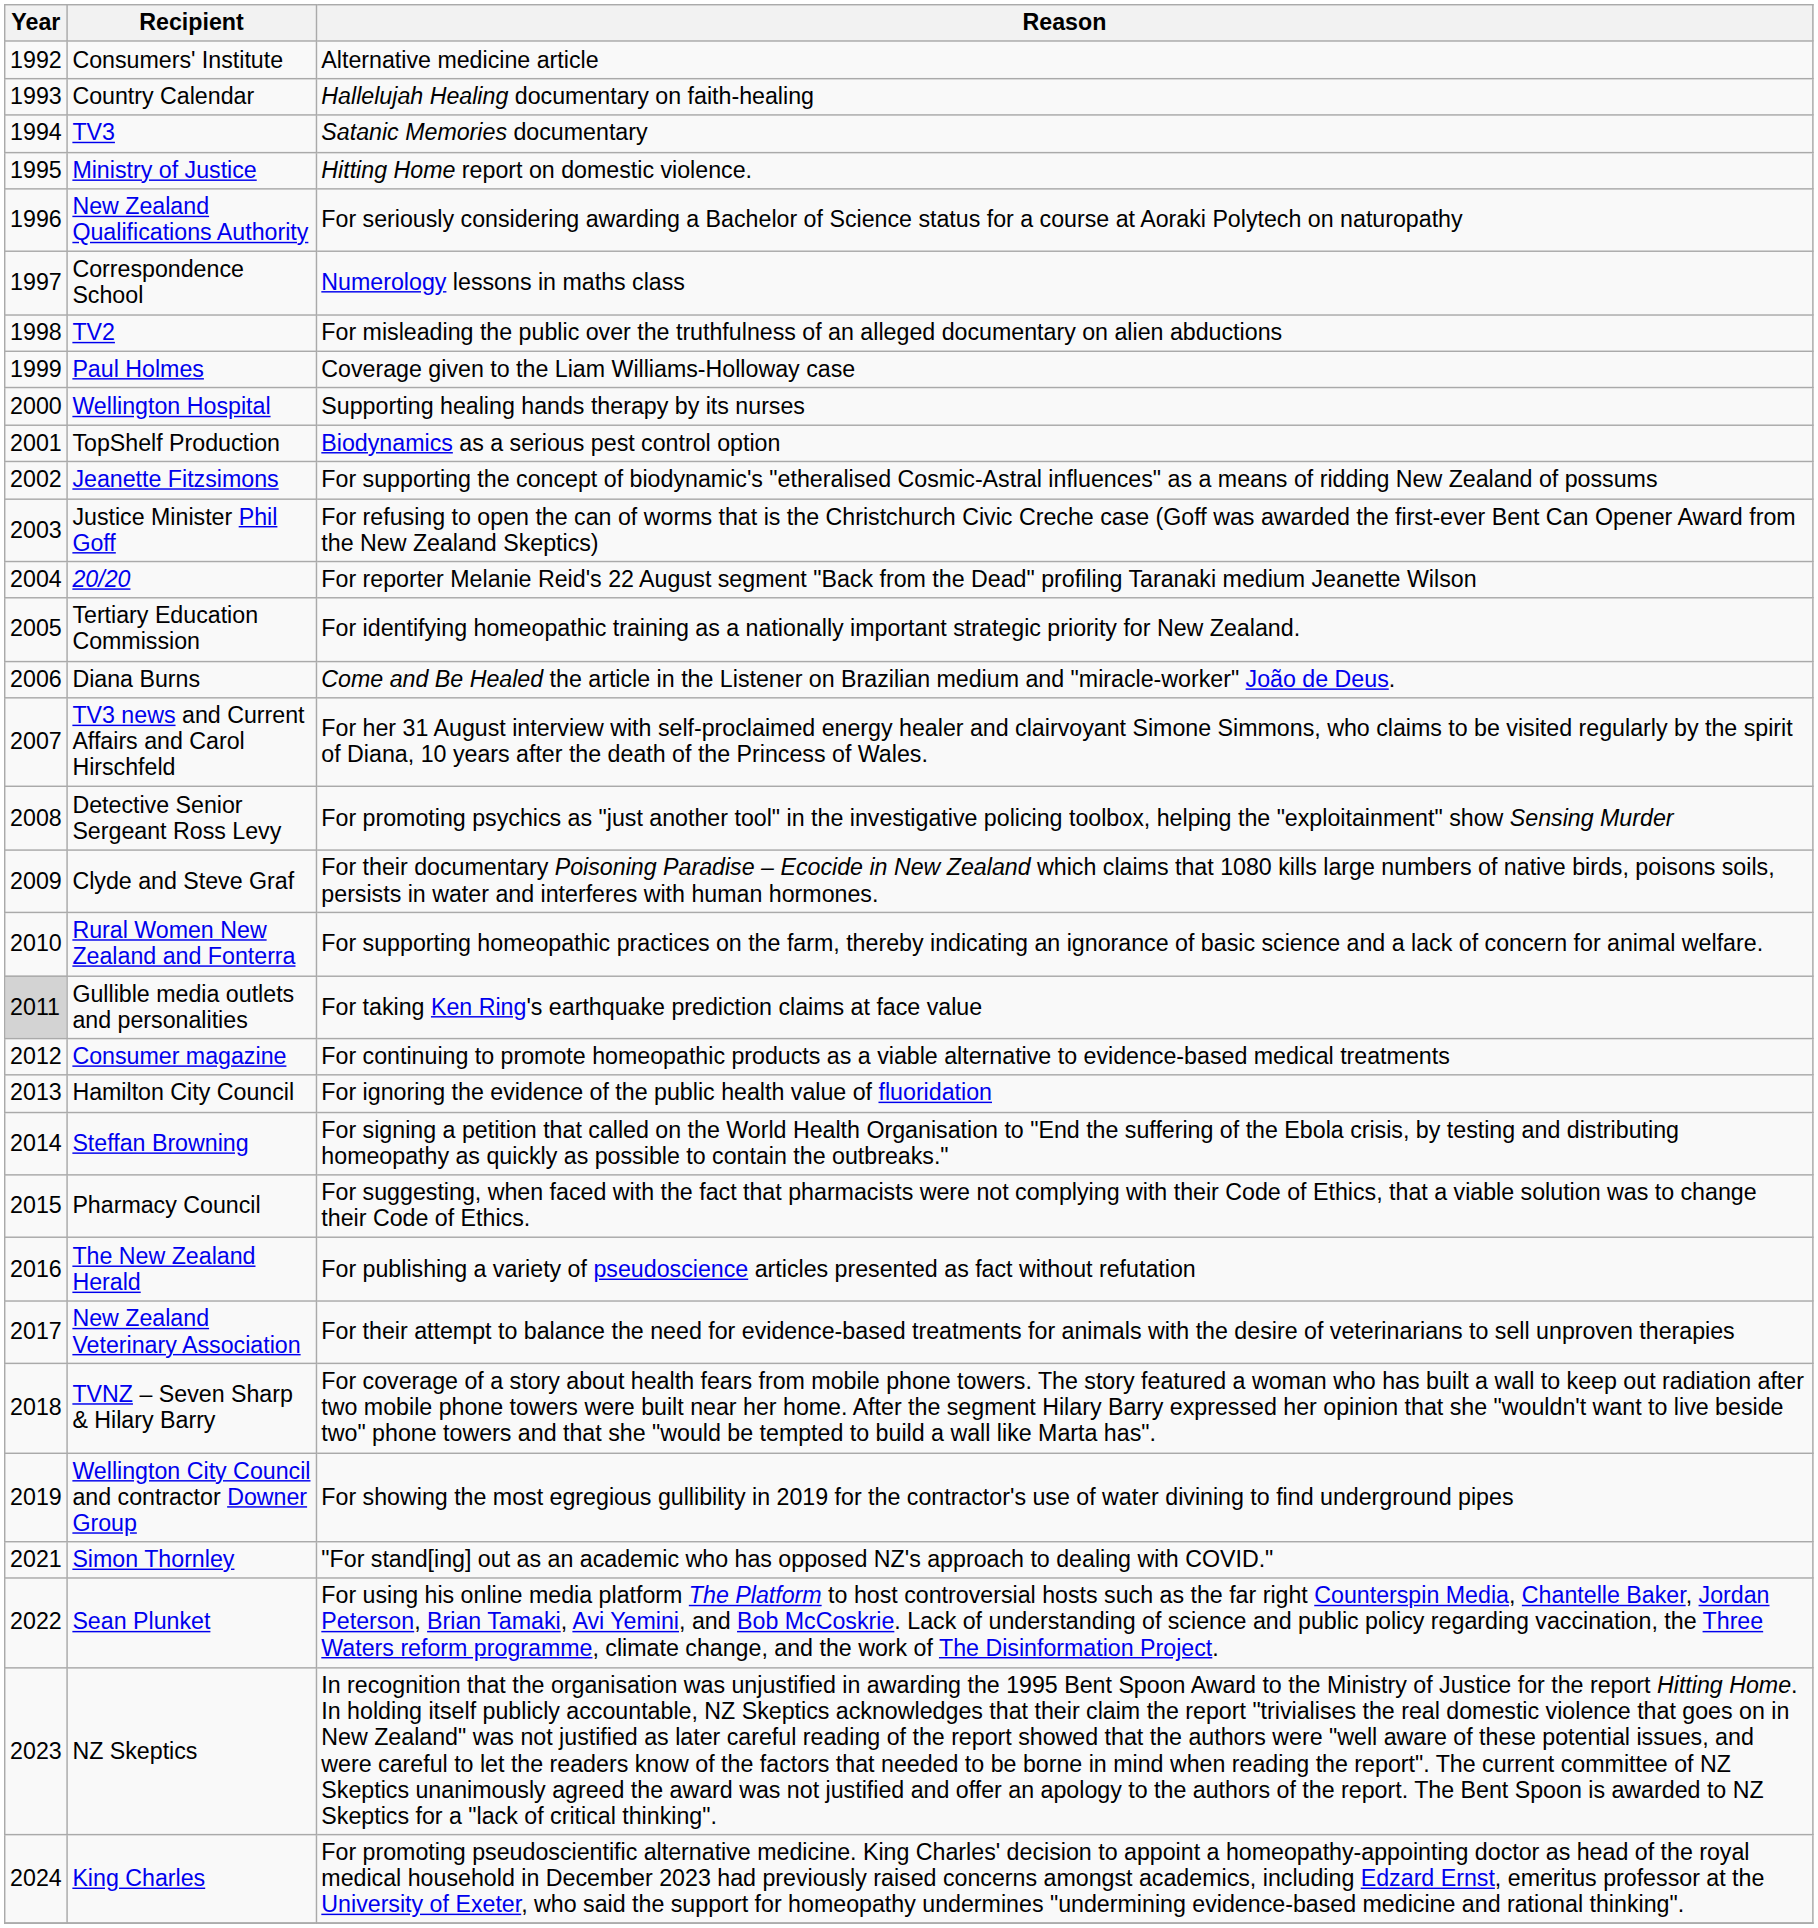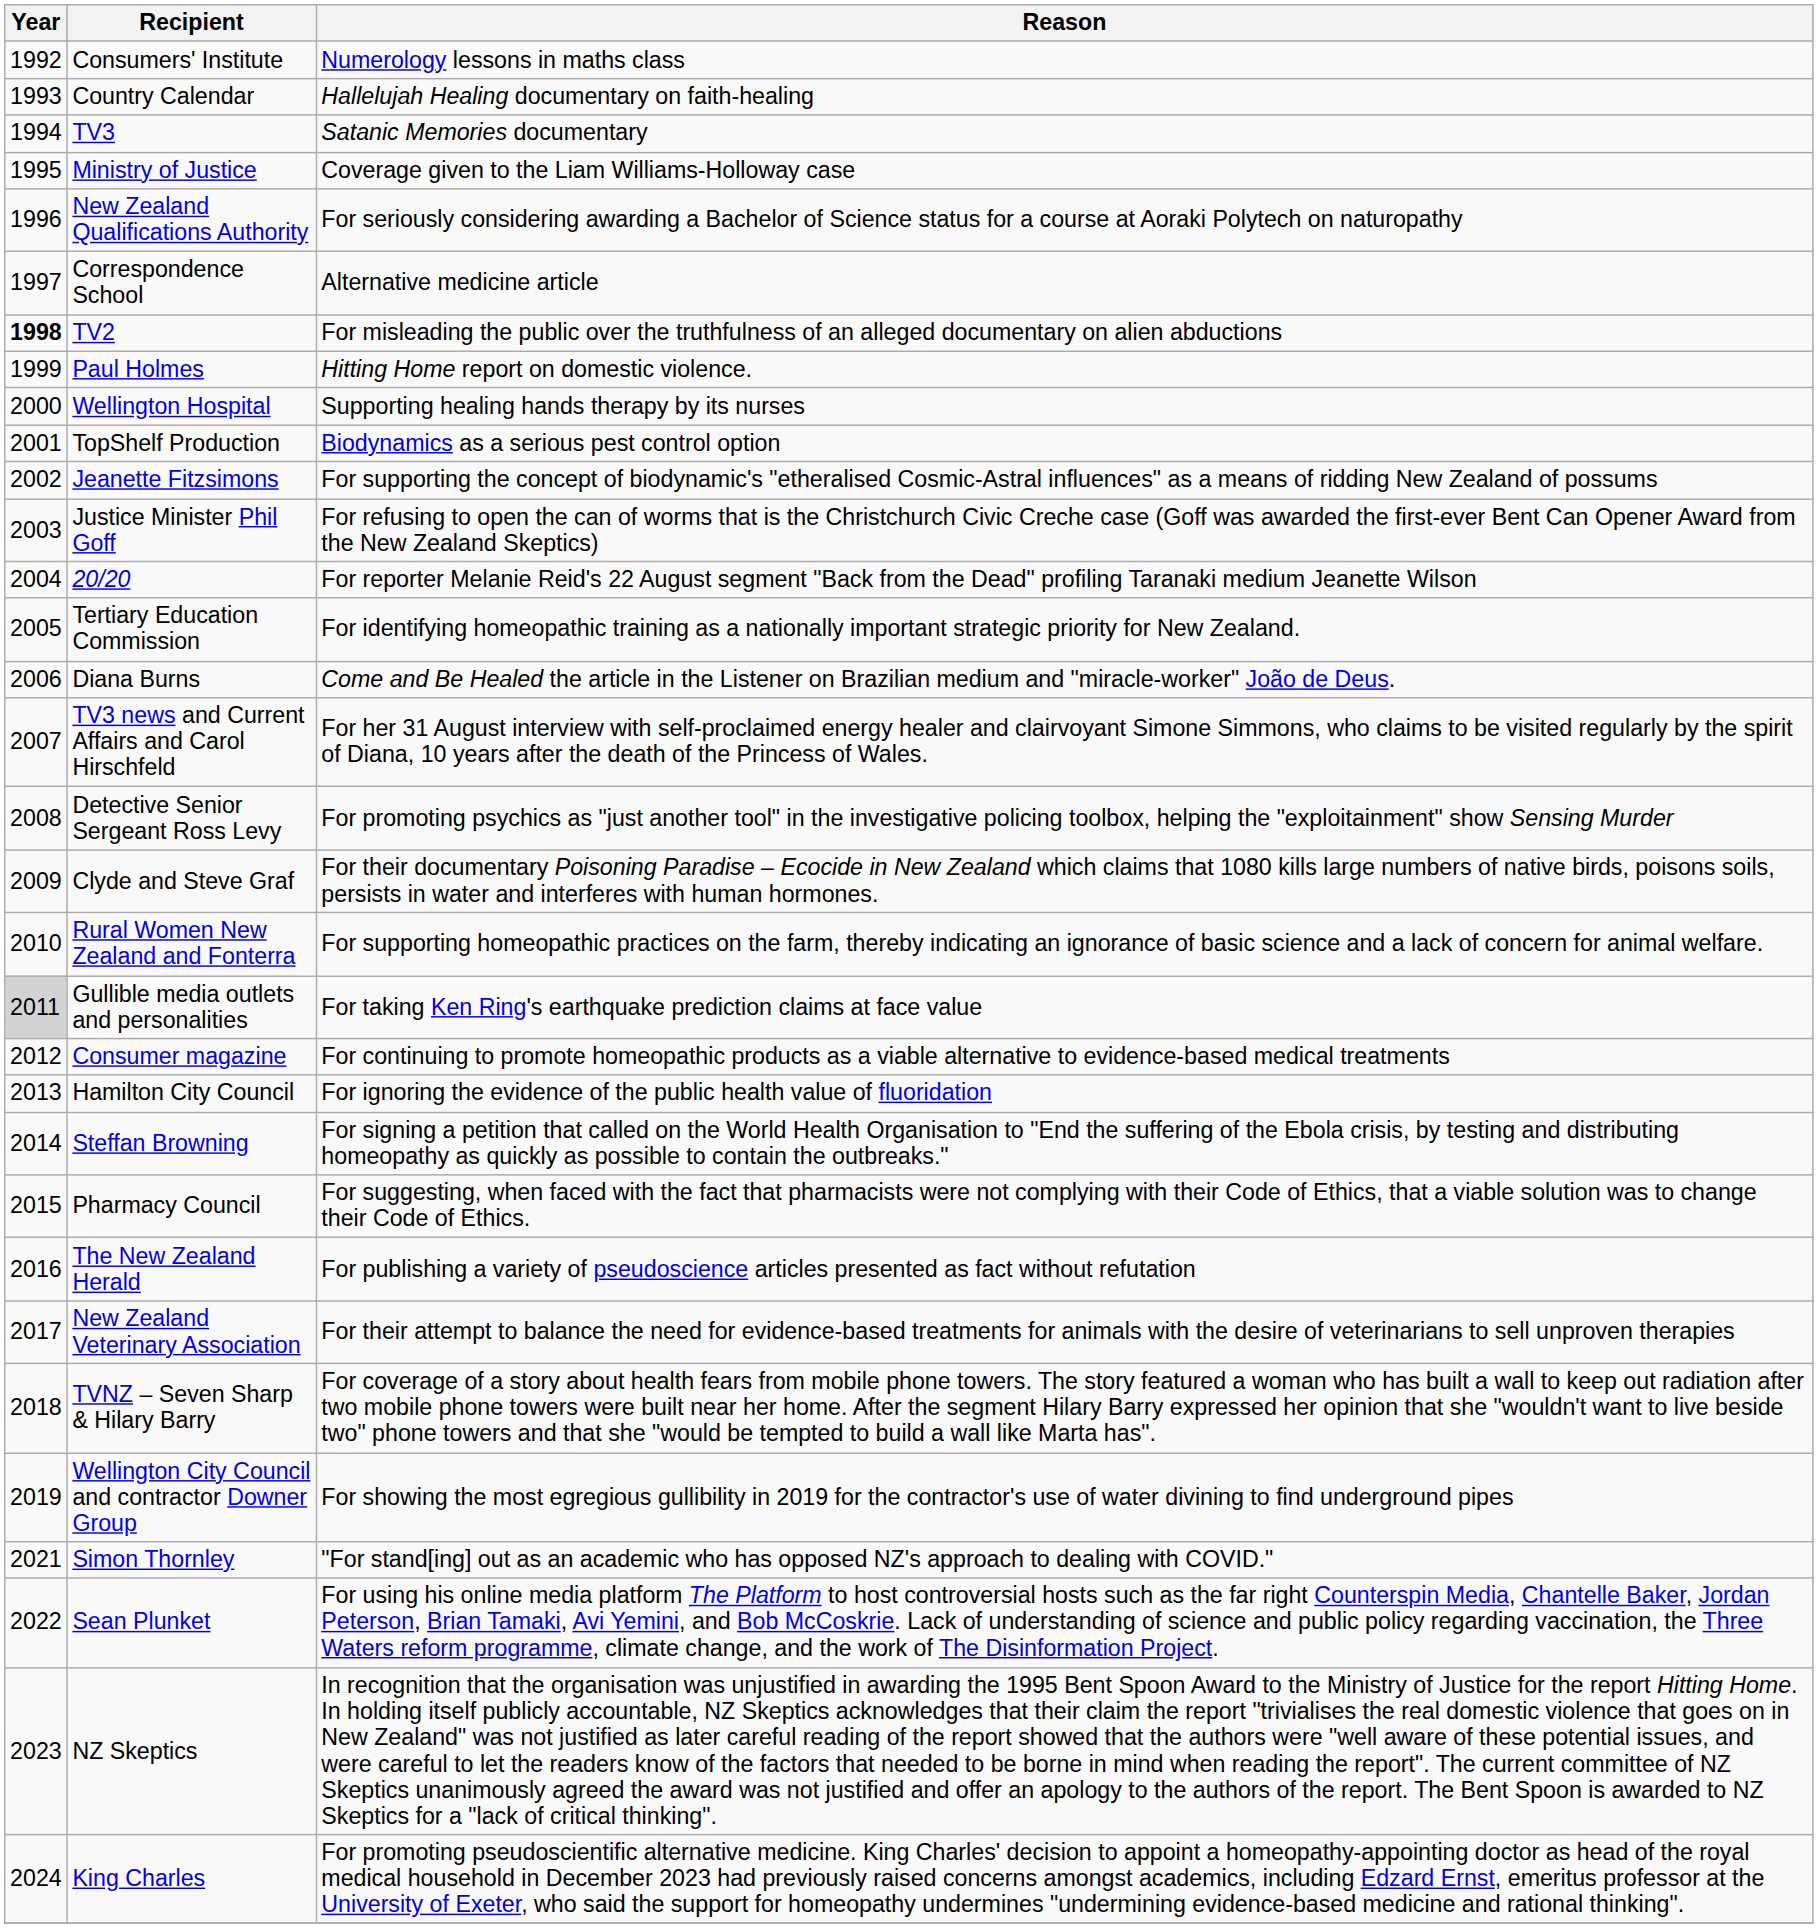(460, 59) Alternative medicine article -> (503, 59) Numerology lessons in maths class
(537, 170) Hitting Home report on domestic violence. -> (588, 170) Coverage given to the Liam Williams-Holloway case
(503, 282) Numerology lessons in maths class -> (460, 282) Alternative medicine article
(36, 332) normal -> (36, 332) bold
(588, 369) Coverage given to the Liam Williams-Holloway case -> (537, 369) Hitting Home report on domestic violence.
